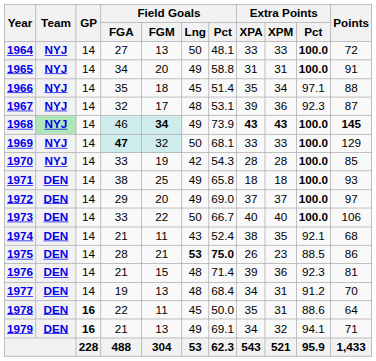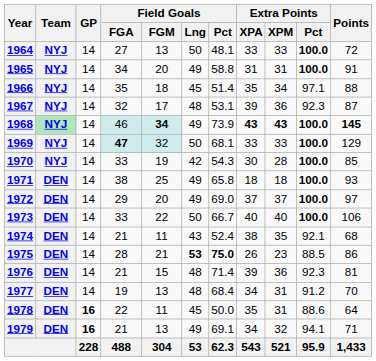(251, 161) 28 -> (251, 161) 30
